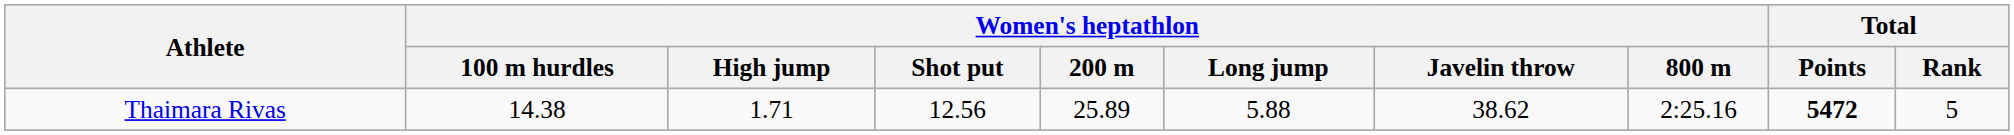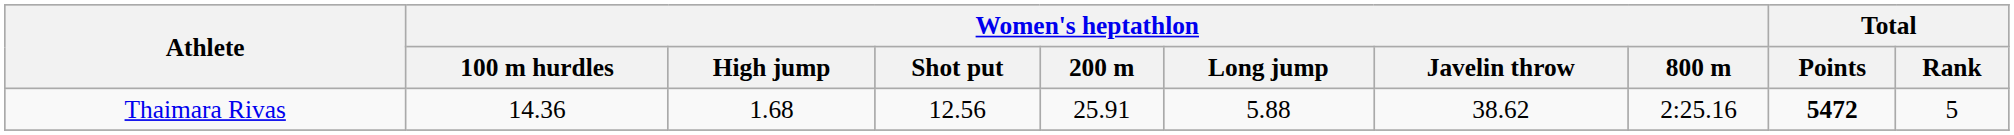(537, 109) 14.38 -> (537, 109) 14.36
(772, 109) 1.71 -> (772, 109) 1.68
(1102, 109) 25.89 -> (1102, 109) 25.91
